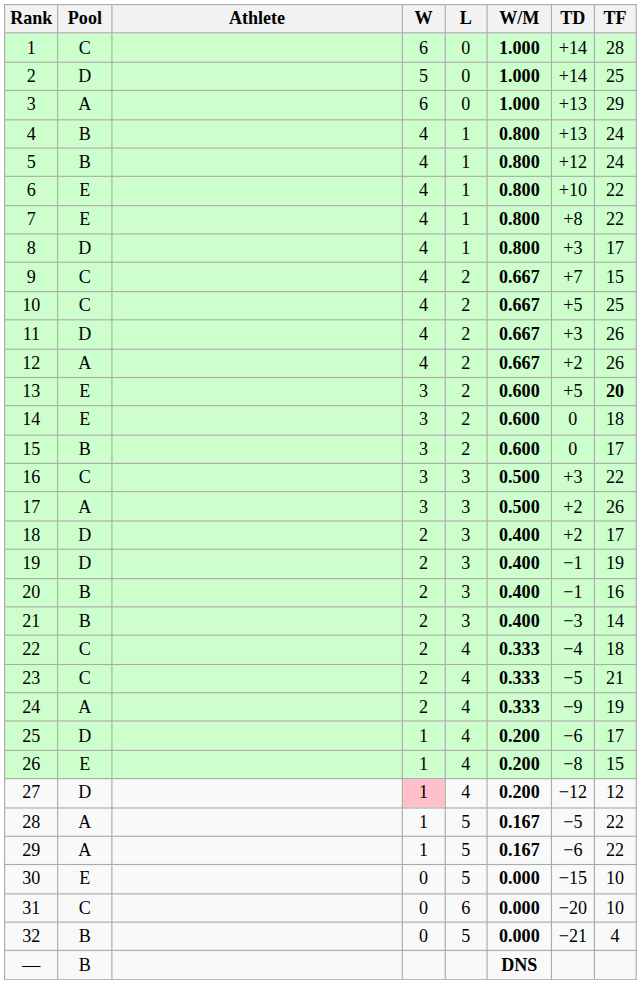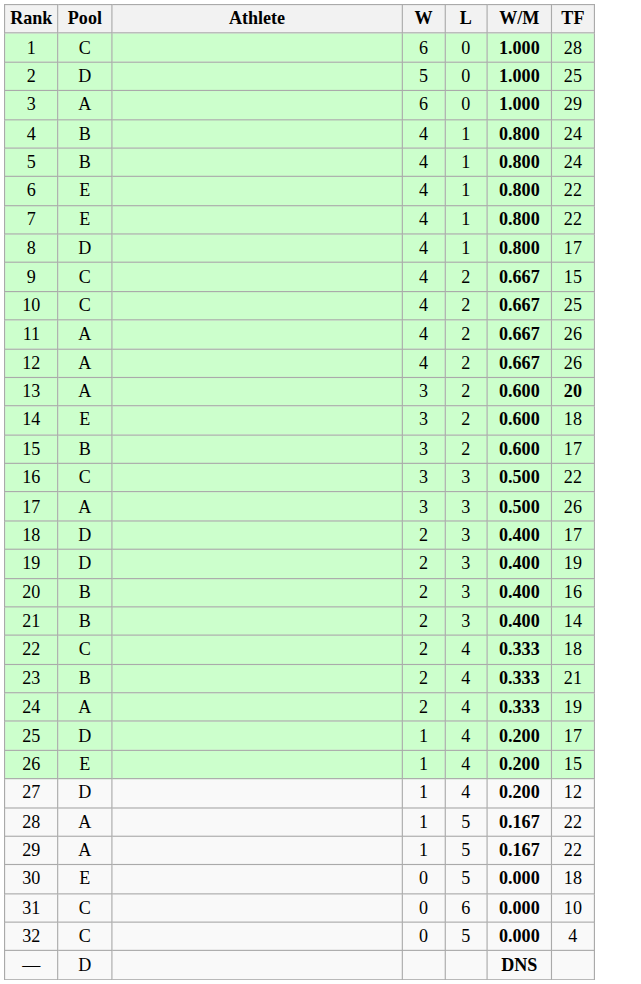- column: (573, 18)
(85, 334) D -> (85, 334) A
(85, 391) E -> (85, 391) A
(85, 678) C -> (85, 678) B
(424, 793) pink background -> (424, 793) no background
(615, 879) 10 -> (573, 879) 18
(85, 936) B -> (85, 936) C
(85, 965) B -> (85, 965) D
